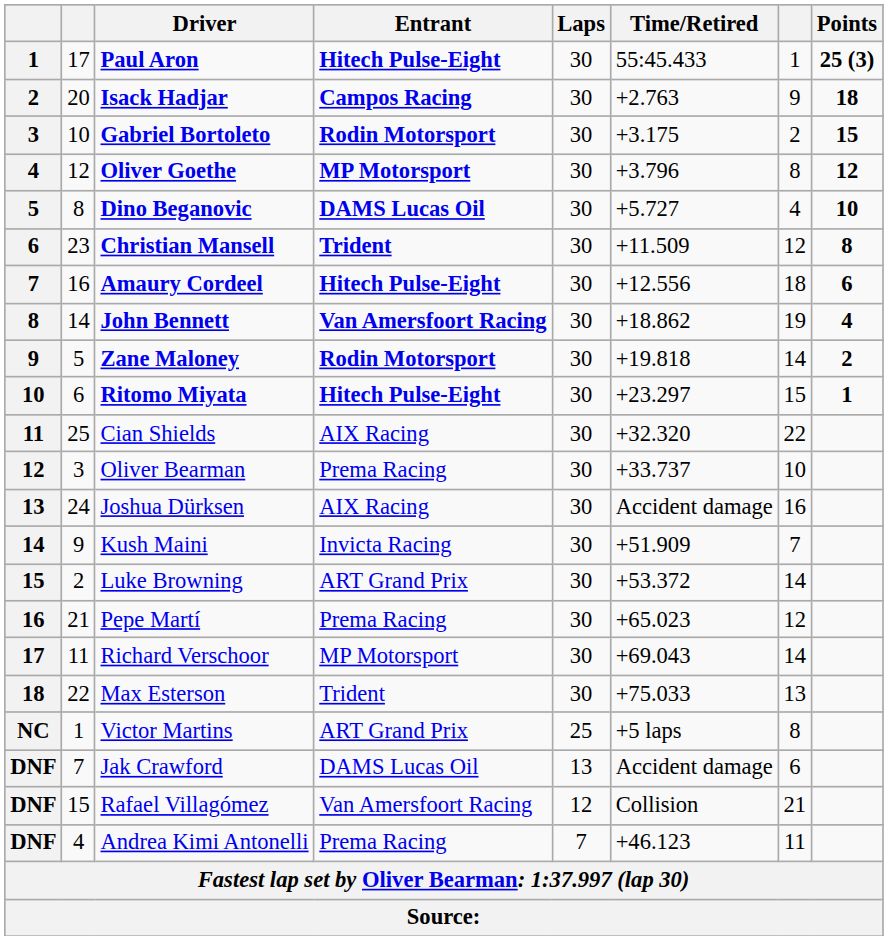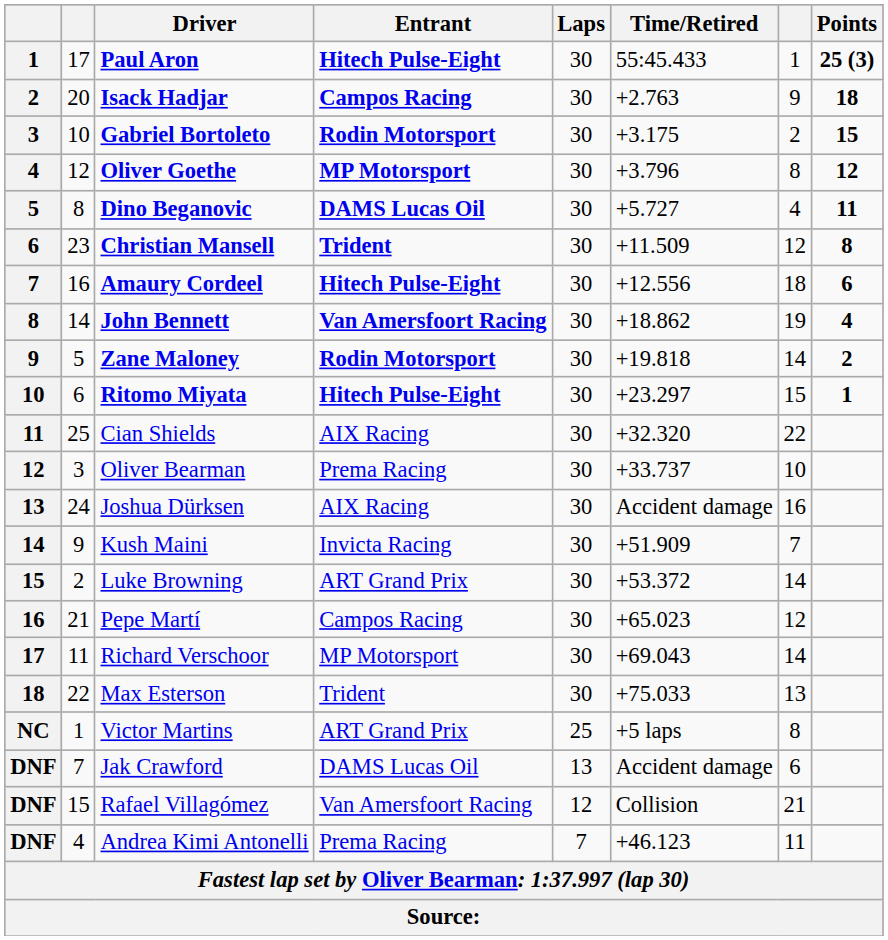(847, 208) 10 -> (847, 208) 11
(383, 618) Prema Racing -> (391, 618) Campos Racing
